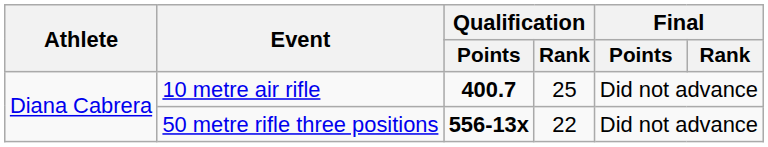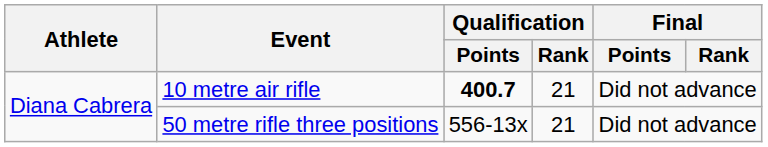(564, 90) 25 -> (563, 90) 21
(489, 124) bold -> (488, 124) normal
(564, 124) 22 -> (563, 124) 21
